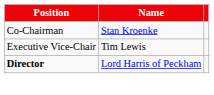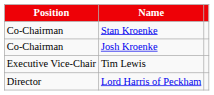+ row: (129, 47)
(25, 64) bold -> (24, 81) normal
